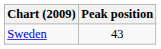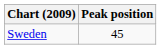(117, 34) 43 -> (117, 34) 45
